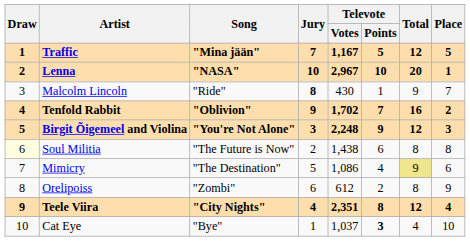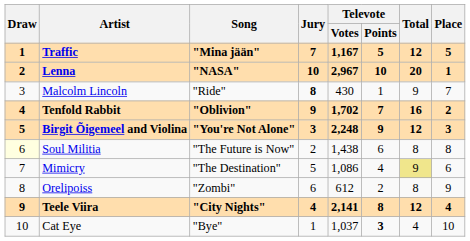(345, 206) 2,351 -> (345, 206) 2,141
